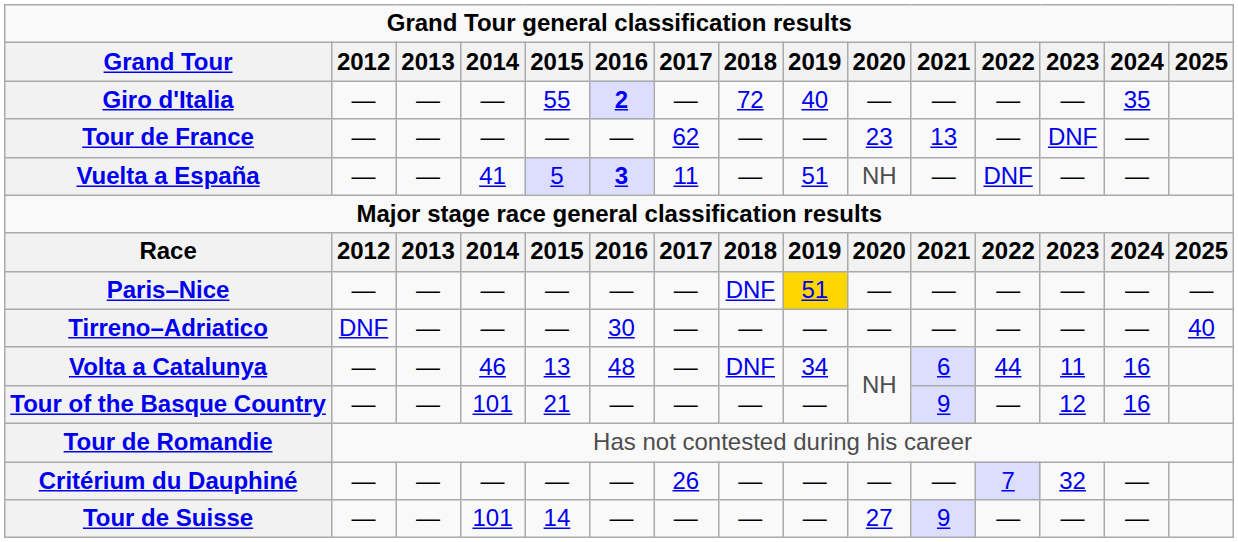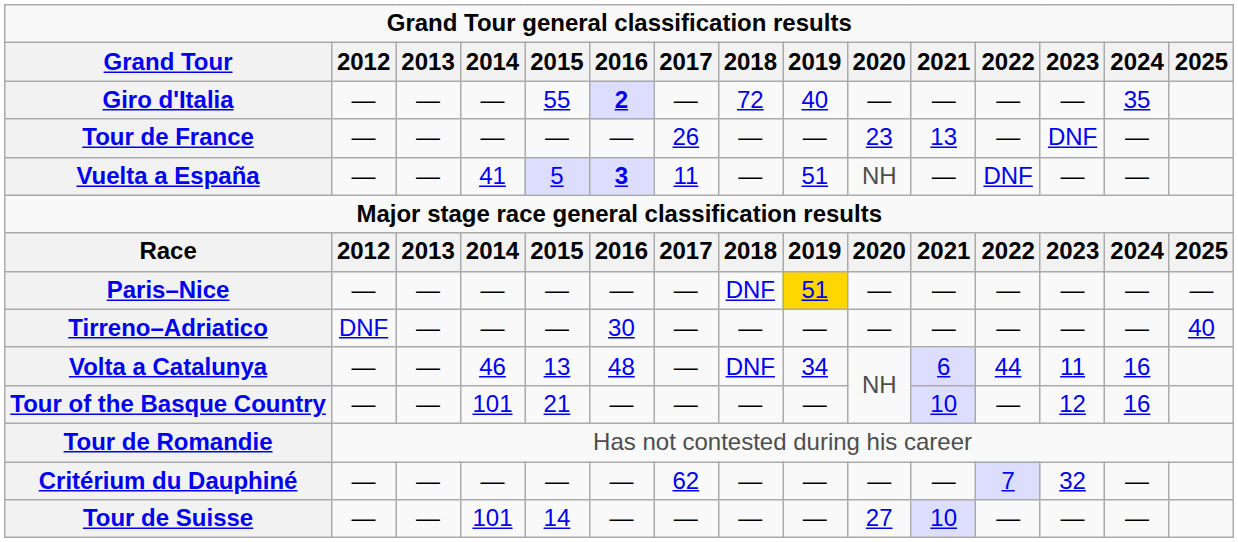(686, 137) 62 -> (686, 137) 26
(944, 404) 9 -> (944, 404) 10
(686, 480) 26 -> (686, 480) 62
(944, 518) 9 -> (944, 518) 10
